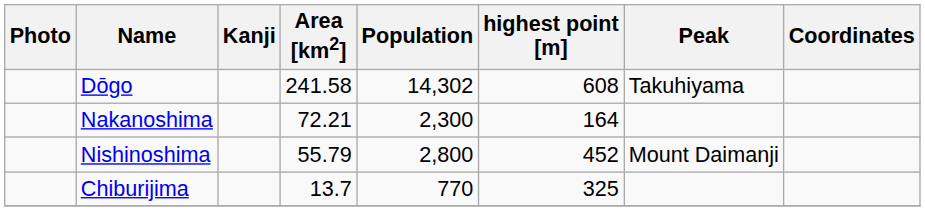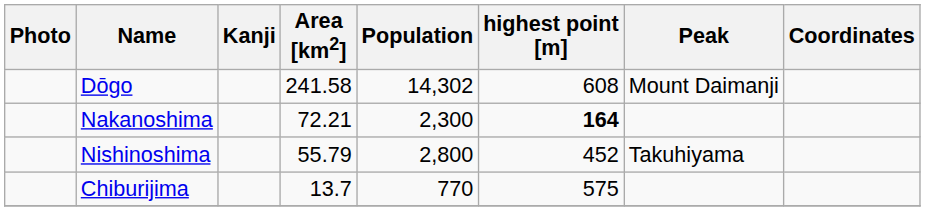(686, 86) Takuhiyama -> (704, 86) Mount Daimanji
(601, 120) normal -> (601, 120) bold
(704, 154) Mount Daimanji -> (686, 154) Takuhiyama
(601, 188) 325 -> (601, 188) 575
